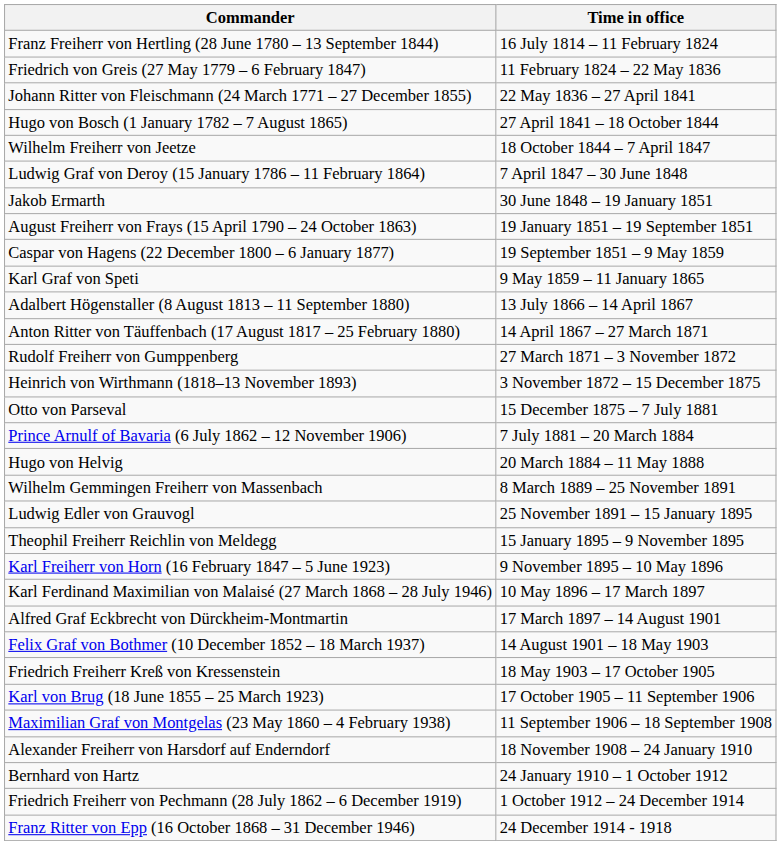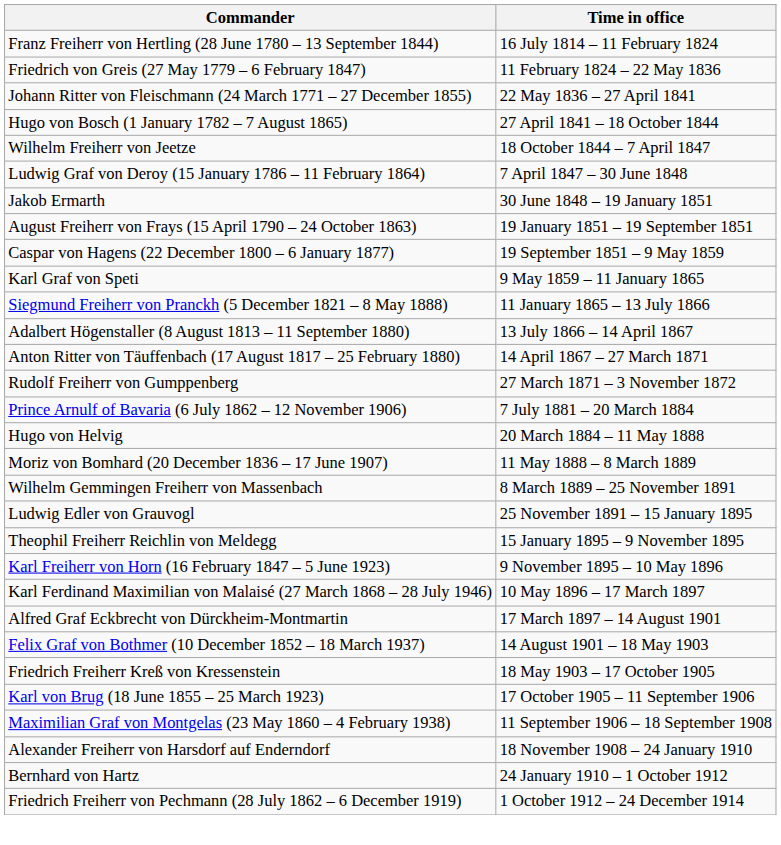+ row: (228, 305)
- row: (182, 383)
- row: (67, 409)
+ row: (198, 461)
- row: (212, 827)
